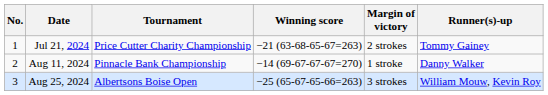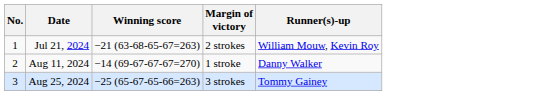- column: (173, 20)
(455, 45) Tommy Gainey -> (318, 45) William Mouw, Kevin Roy
(480, 81) William Mouw, Kevin Roy -> (293, 81) Tommy Gainey
